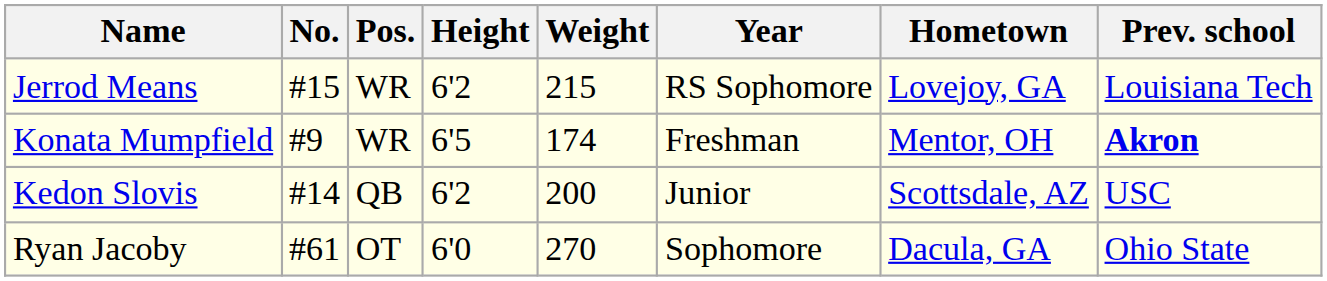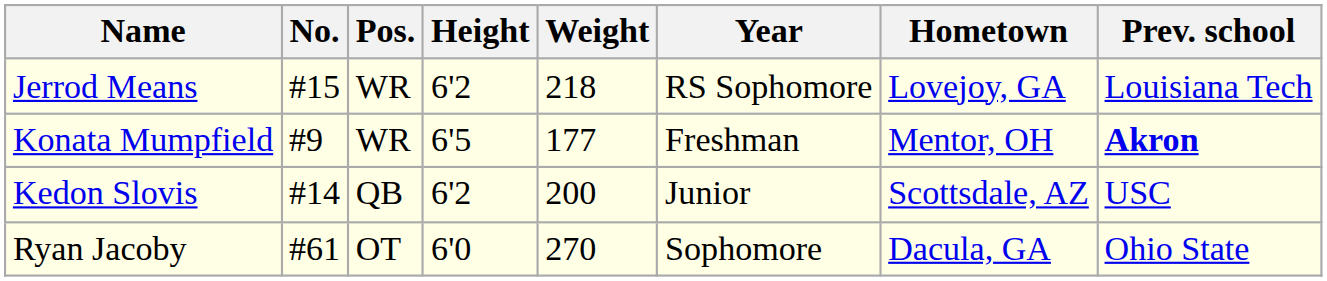(571, 85) 215 -> (571, 85) 218
(571, 139) 174 -> (571, 139) 177
